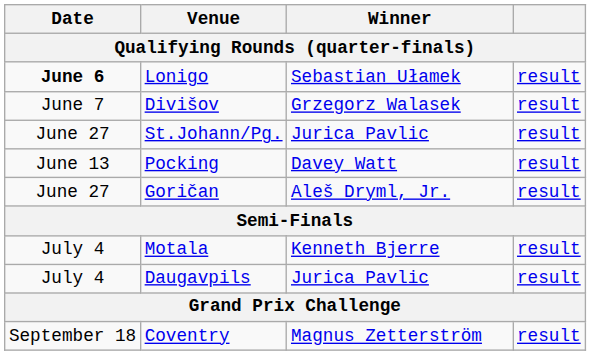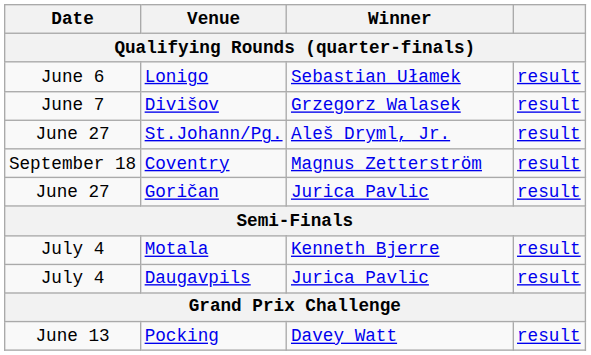(73, 77) bold -> (73, 77) normal
(360, 134) Jurica Pavlic -> (371, 134) Aleš Dryml, Jr.
rows swapped: (182, 163) <-> (187, 336)
(371, 192) Aleš Dryml, Jr. -> (360, 192) Jurica Pavlic
